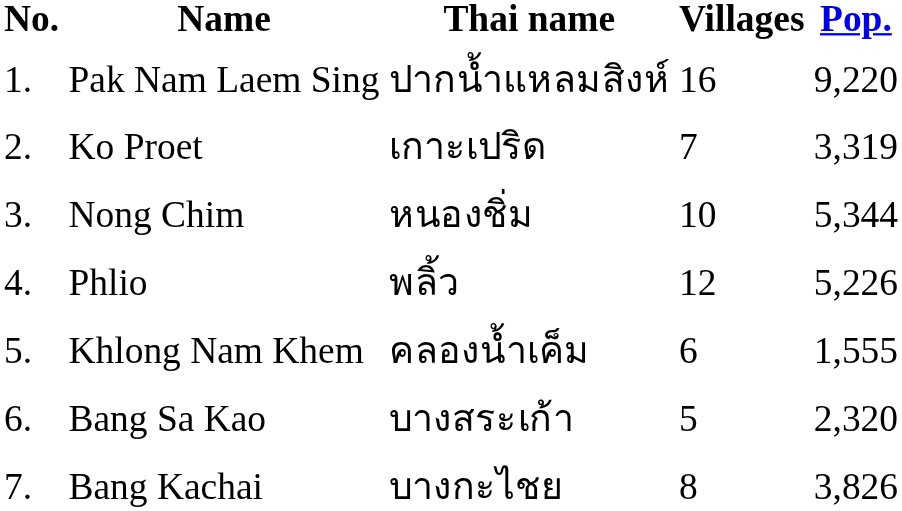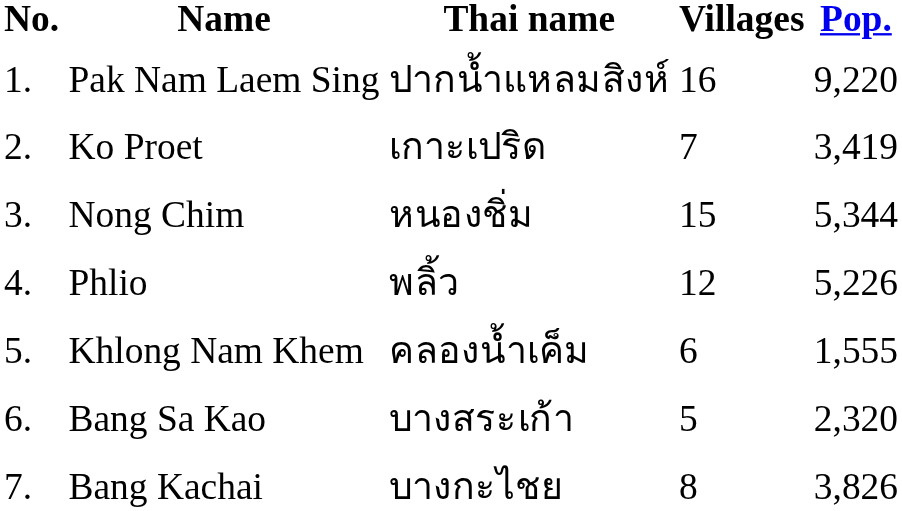(856, 145) 3,319 -> (856, 145) 3,419
(698, 213) 10 -> (698, 213) 15
